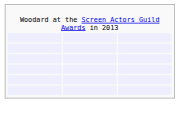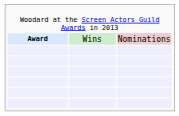+ row: (38, 39)
